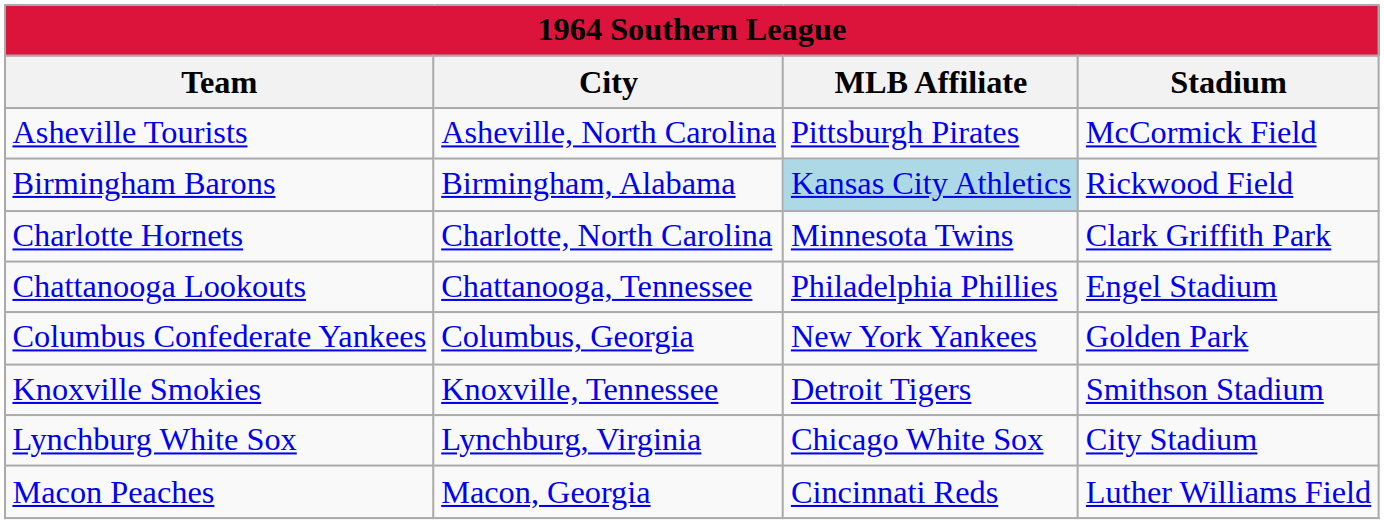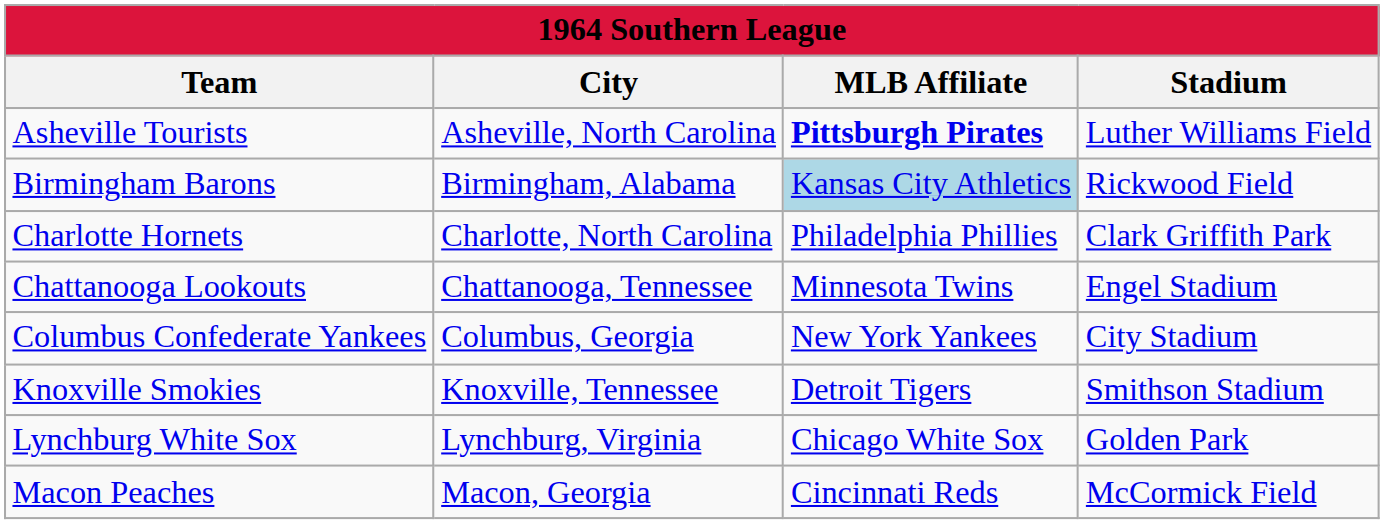(905, 132) normal -> (917, 132) bold
(1201, 132) McCormick Field -> (1229, 132) Luther Williams Field
(902, 235) Minnesota Twins -> (924, 235) Philadelphia Phillies
(924, 286) Philadelphia Phillies -> (902, 286) Minnesota Twins
(1167, 337) Golden Park -> (1172, 337) City Stadium
(1172, 440) City Stadium -> (1167, 440) Golden Park
(1229, 491) Luther Williams Field -> (1201, 491) McCormick Field
